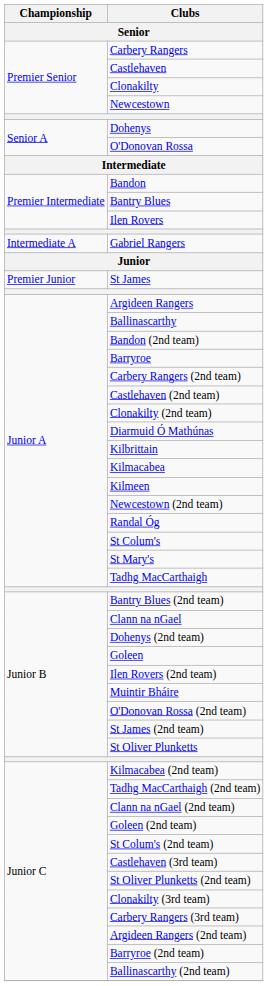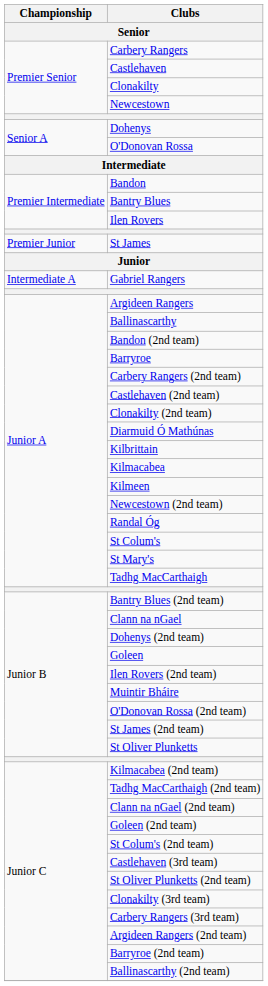rows swapped: (147, 243) <-> (130, 280)
